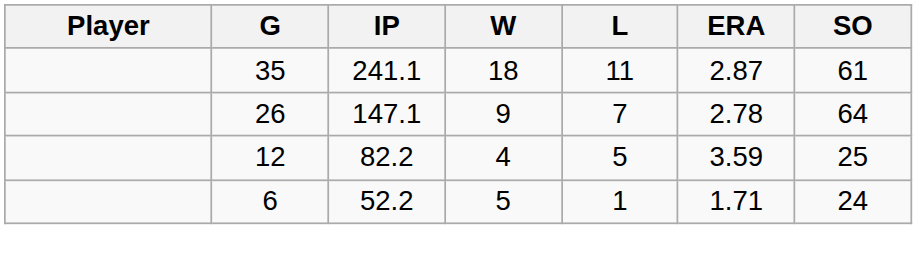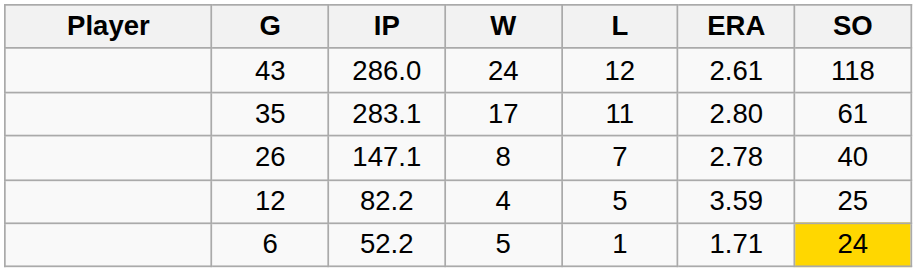+ row: (270, 69)
(387, 69) 241.1 -> (387, 113) 283.1
(503, 69) 18 -> (503, 113) 17
(736, 69) 2.87 -> (736, 113) 2.80
(503, 113) 9 -> (503, 157) 8
(853, 113) 64 -> (853, 157) 40
(853, 200) no background -> (853, 244) gold background
